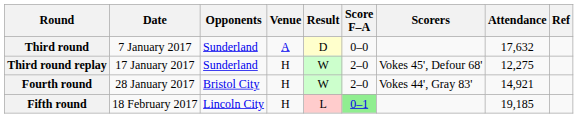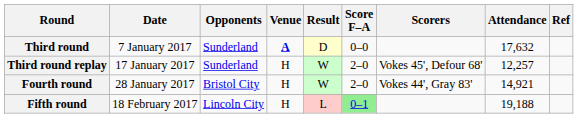(285, 46) normal -> (285, 46) bold
(517, 65) 12,275 -> (517, 65) 12,257
(517, 103) 19,185 -> (517, 103) 19,188
